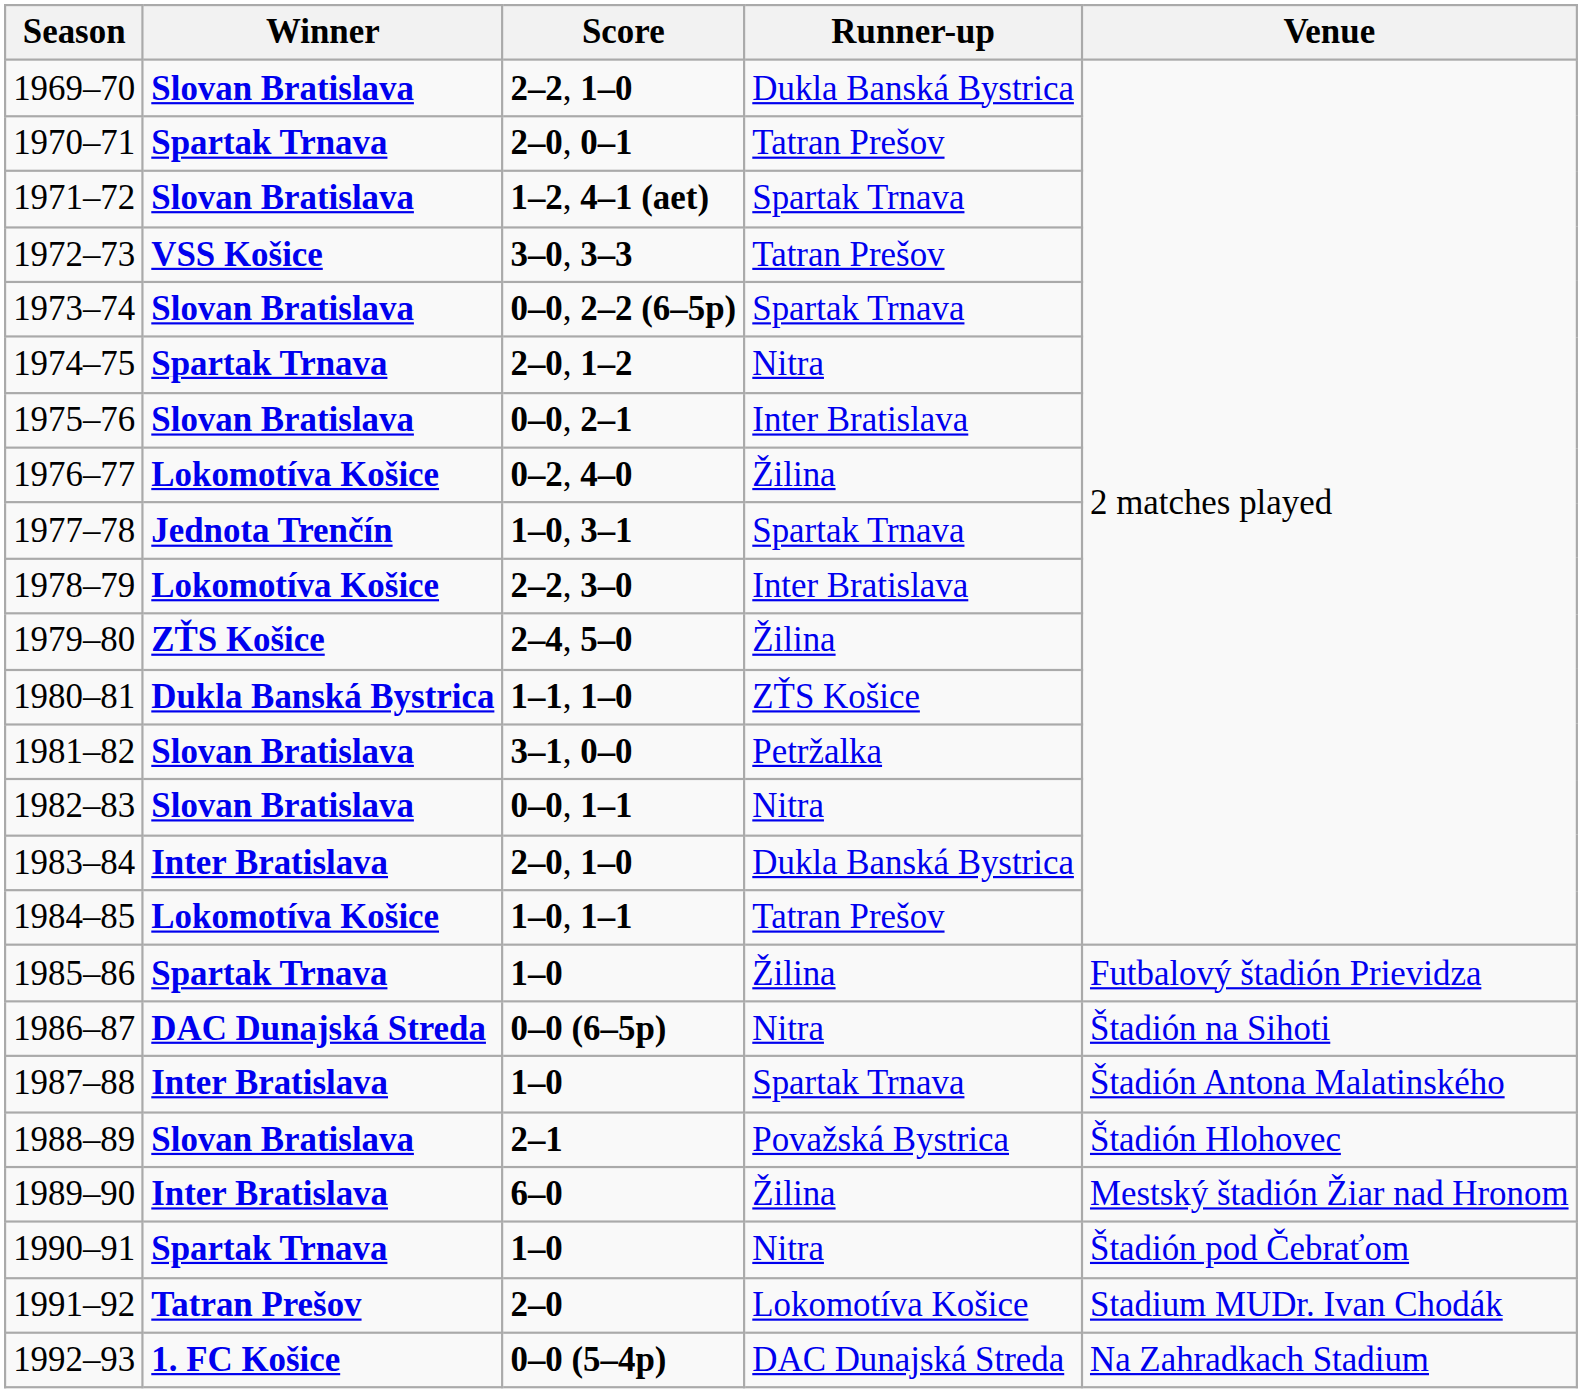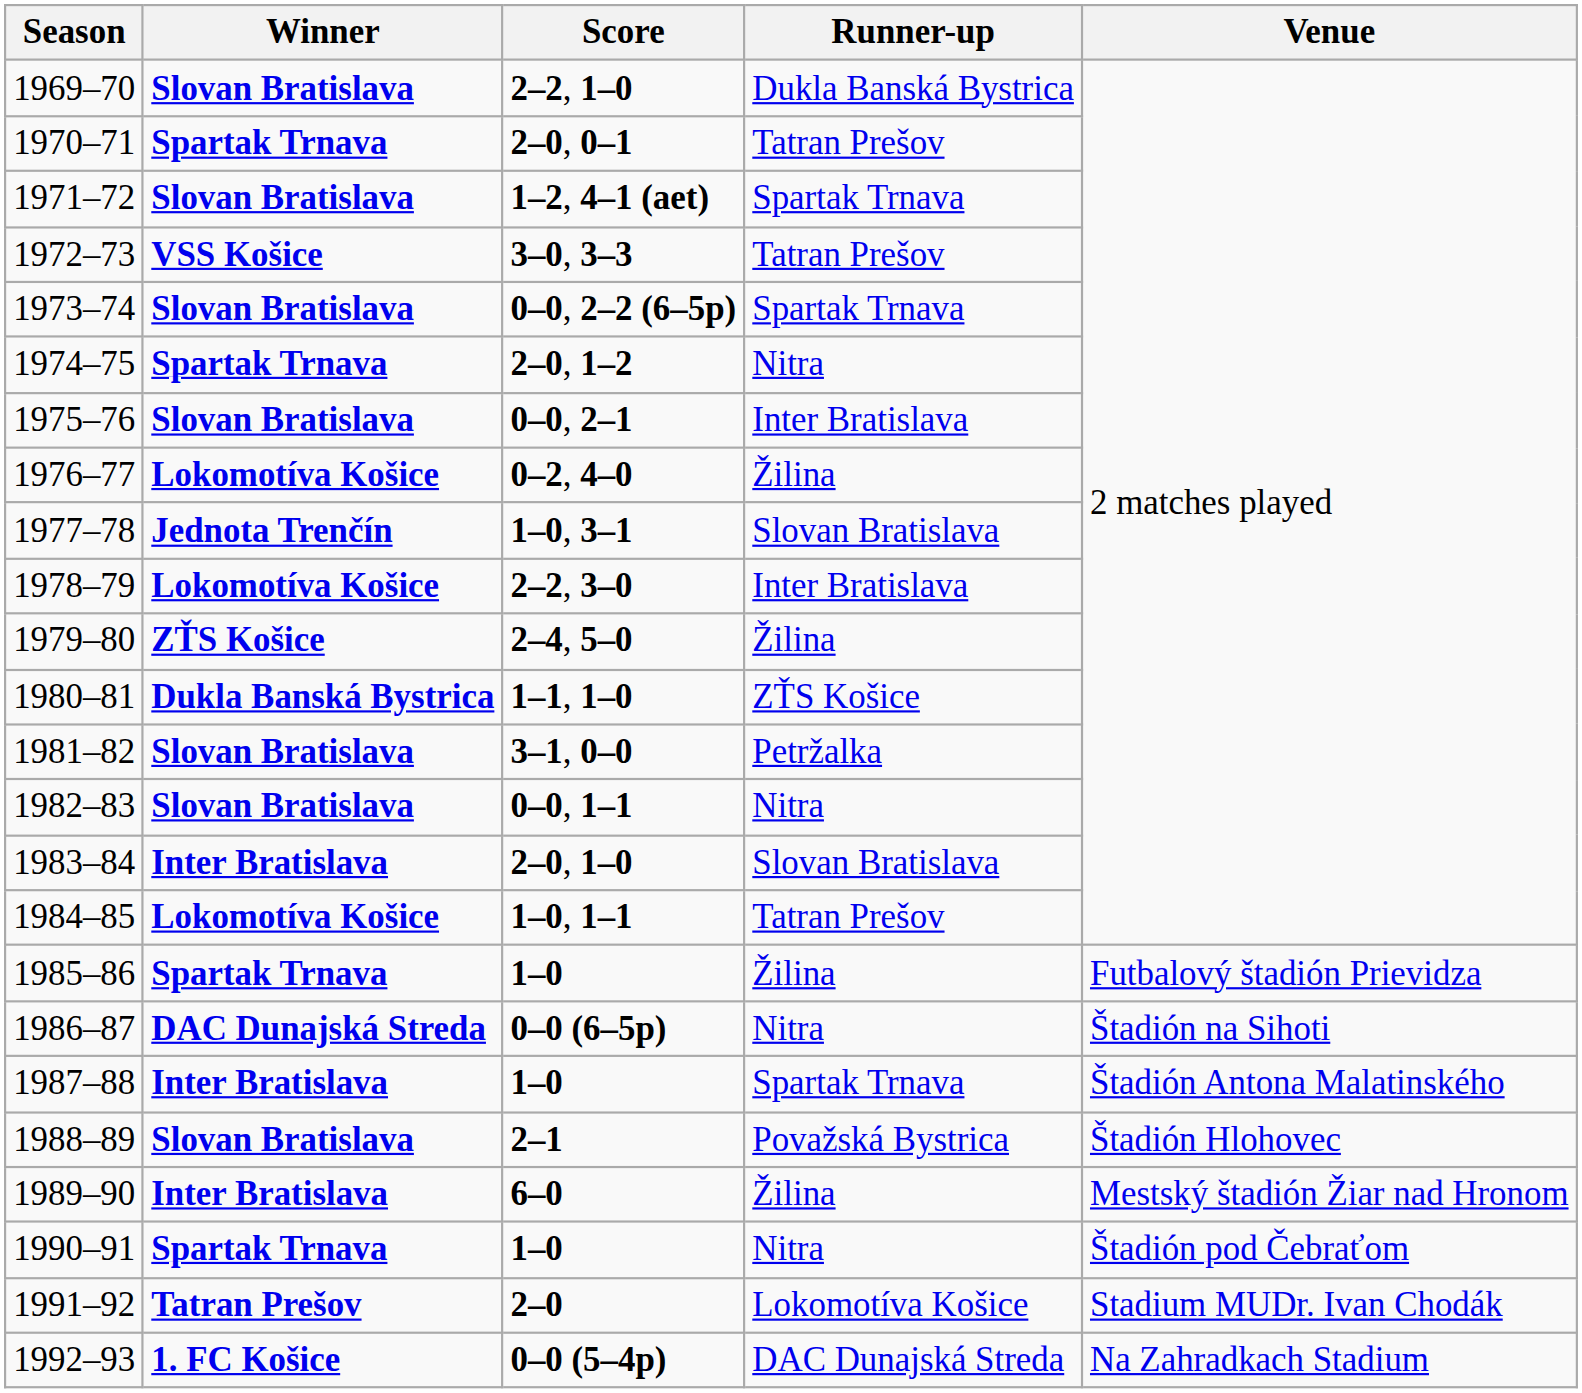(858, 530) Spartak Trnava -> (876, 530) Slovan Bratislava
(913, 861) Dukla Banská Bystrica -> (876, 861) Slovan Bratislava
